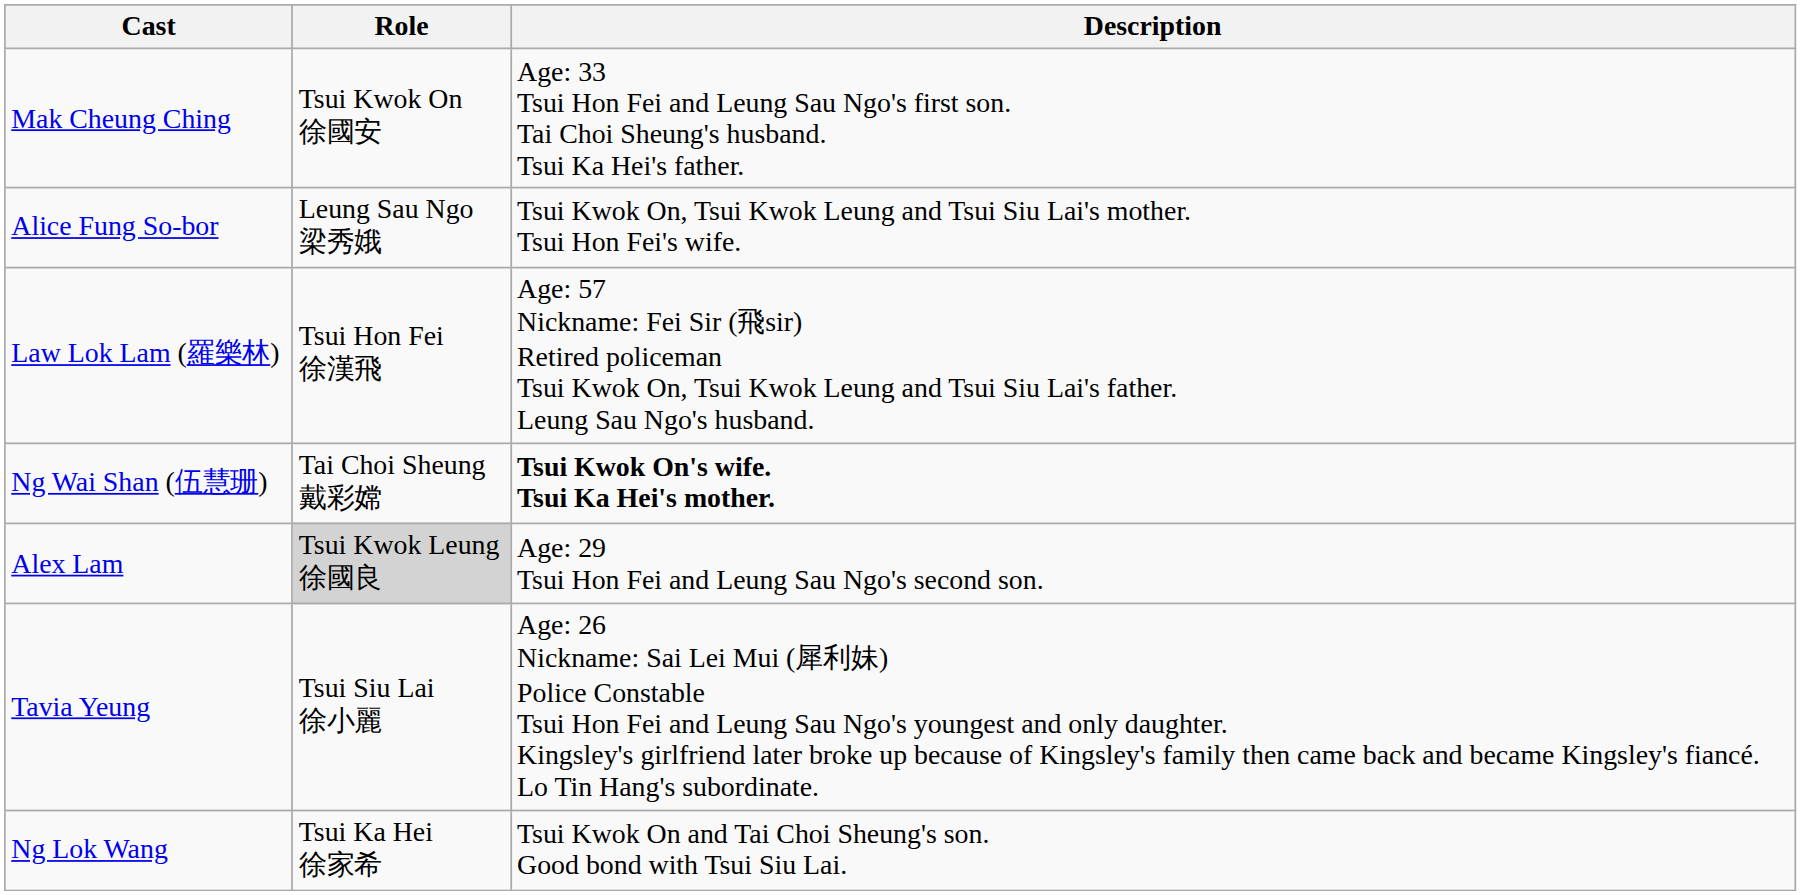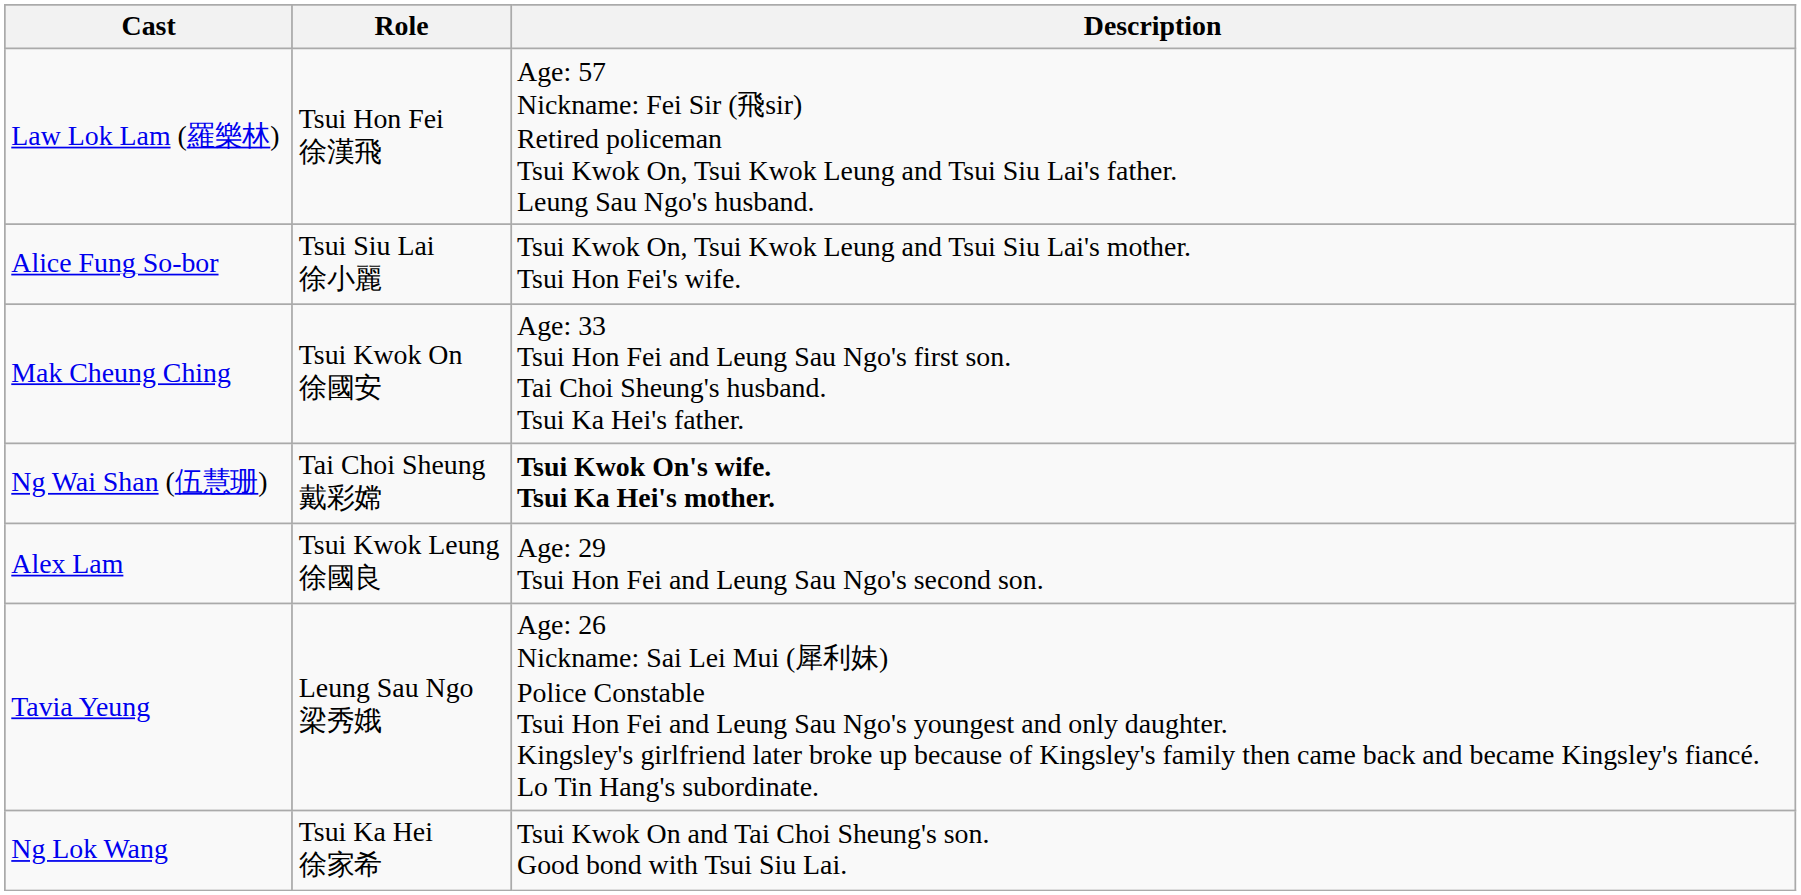rows swapped: (145, 353) <-> (121, 117)
(386, 225) Leung Sau Ngo 梁秀娥 -> (367, 261) Tsui Siu Lai 徐小麗
(399, 561) lightgrey background -> (399, 561) no background
(367, 704) Tsui Siu Lai 徐小麗 -> (386, 704) Leung Sau Ngo 梁秀娥
